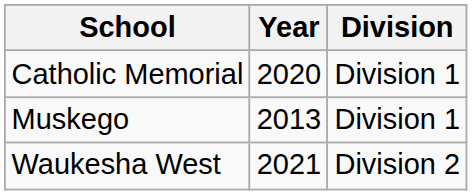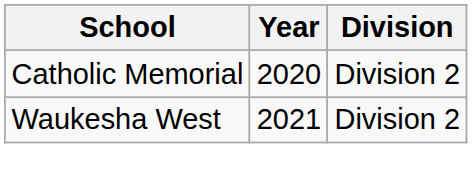(397, 73) Division 1 -> (397, 73) Division 2
- row: (70, 119)
